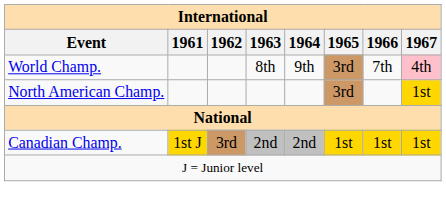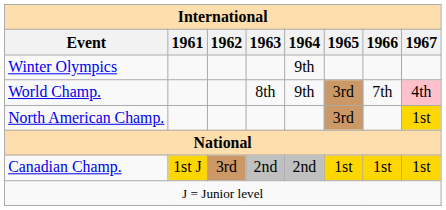+ row: (63, 67)
